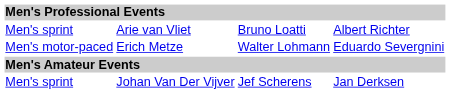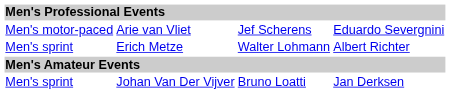(39, 29) Men's sprint -> (59, 29) Men's motor-paced
(272, 29) Bruno Loatti -> (275, 29) Jef Scherens
(371, 29) Albert Richter -> (389, 29) Eduardo Severgnini
(59, 47) Men's motor-paced -> (39, 47) Men's sprint
(389, 47) Eduardo Severgnini -> (371, 47) Albert Richter
(275, 82) Jef Scherens -> (272, 82) Bruno Loatti
